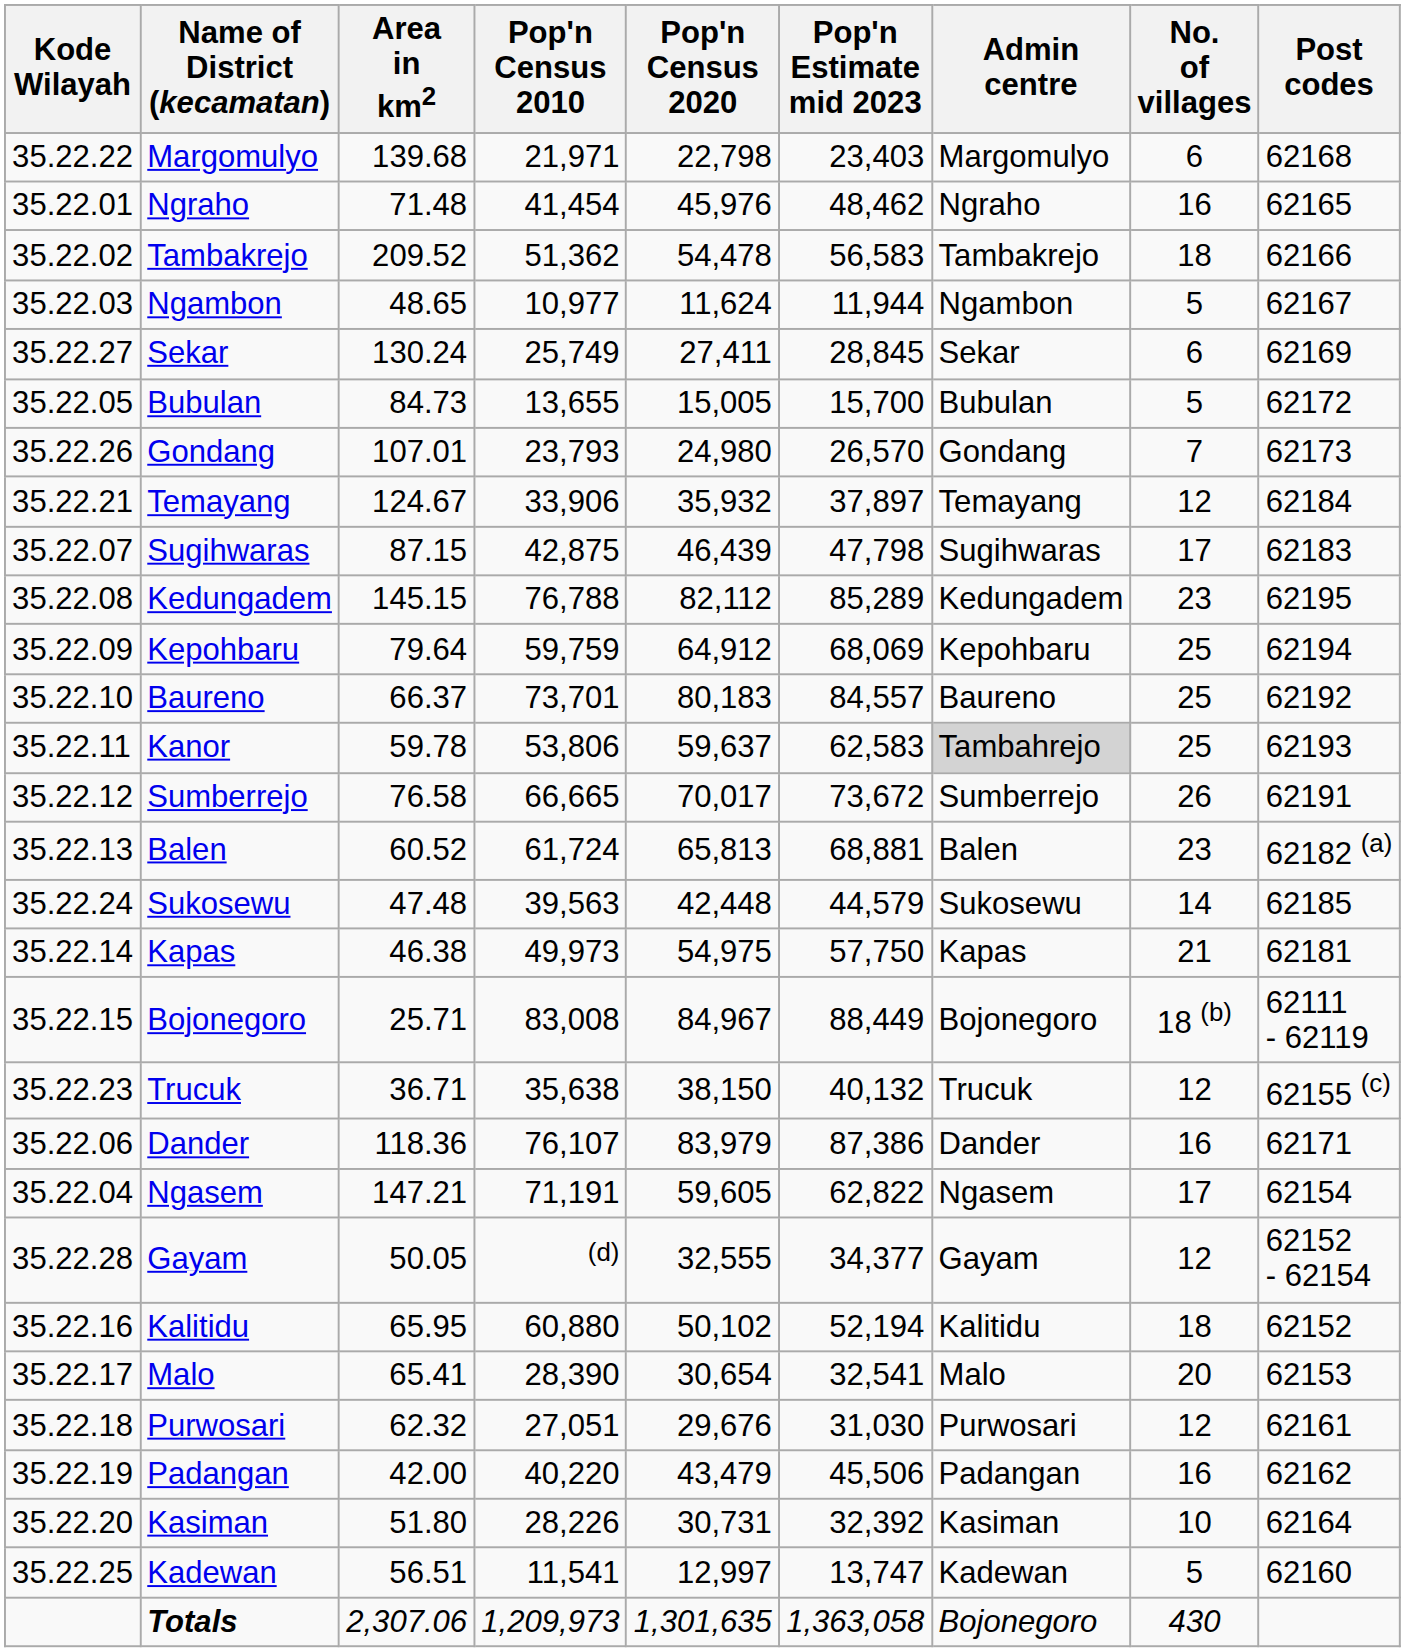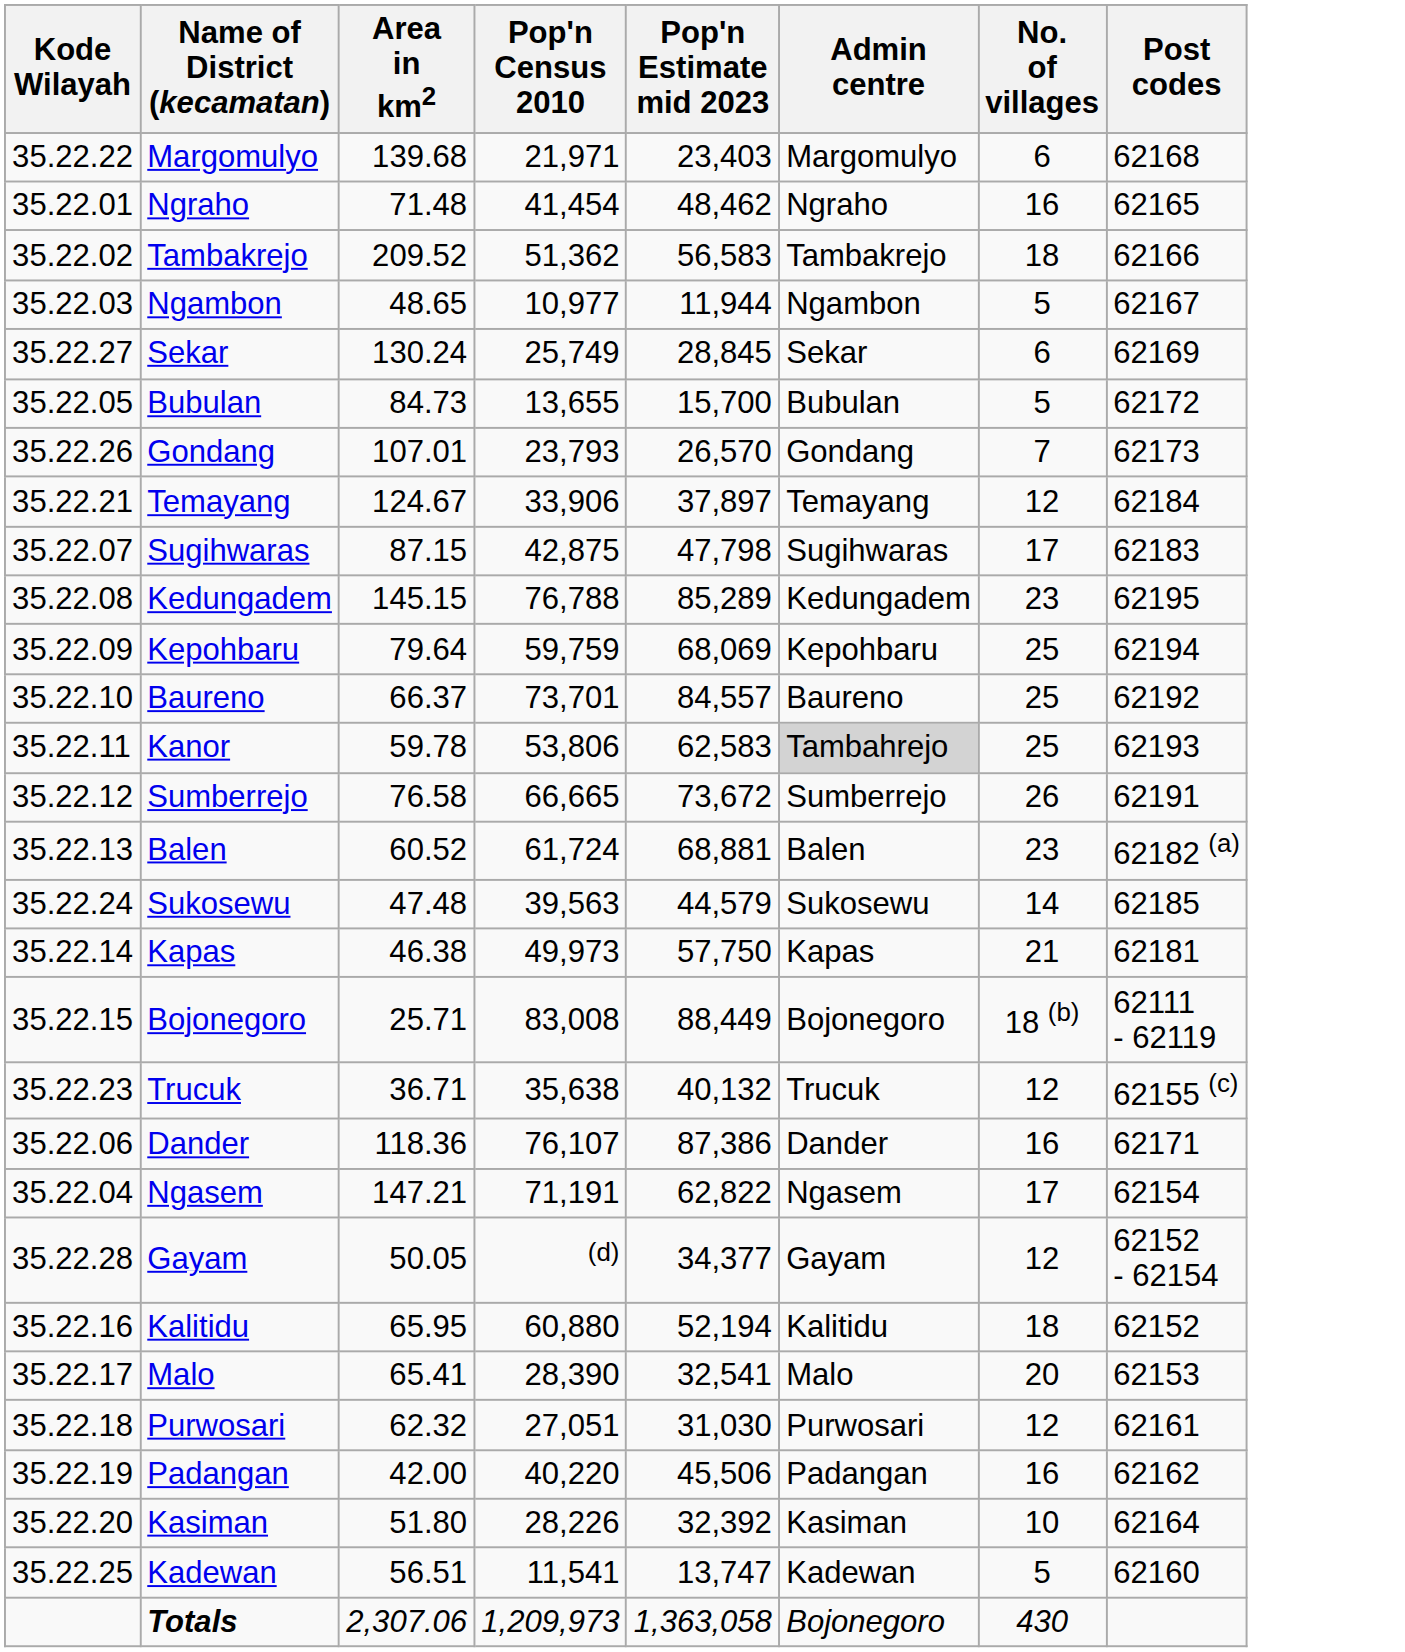- column: (703, 68)
